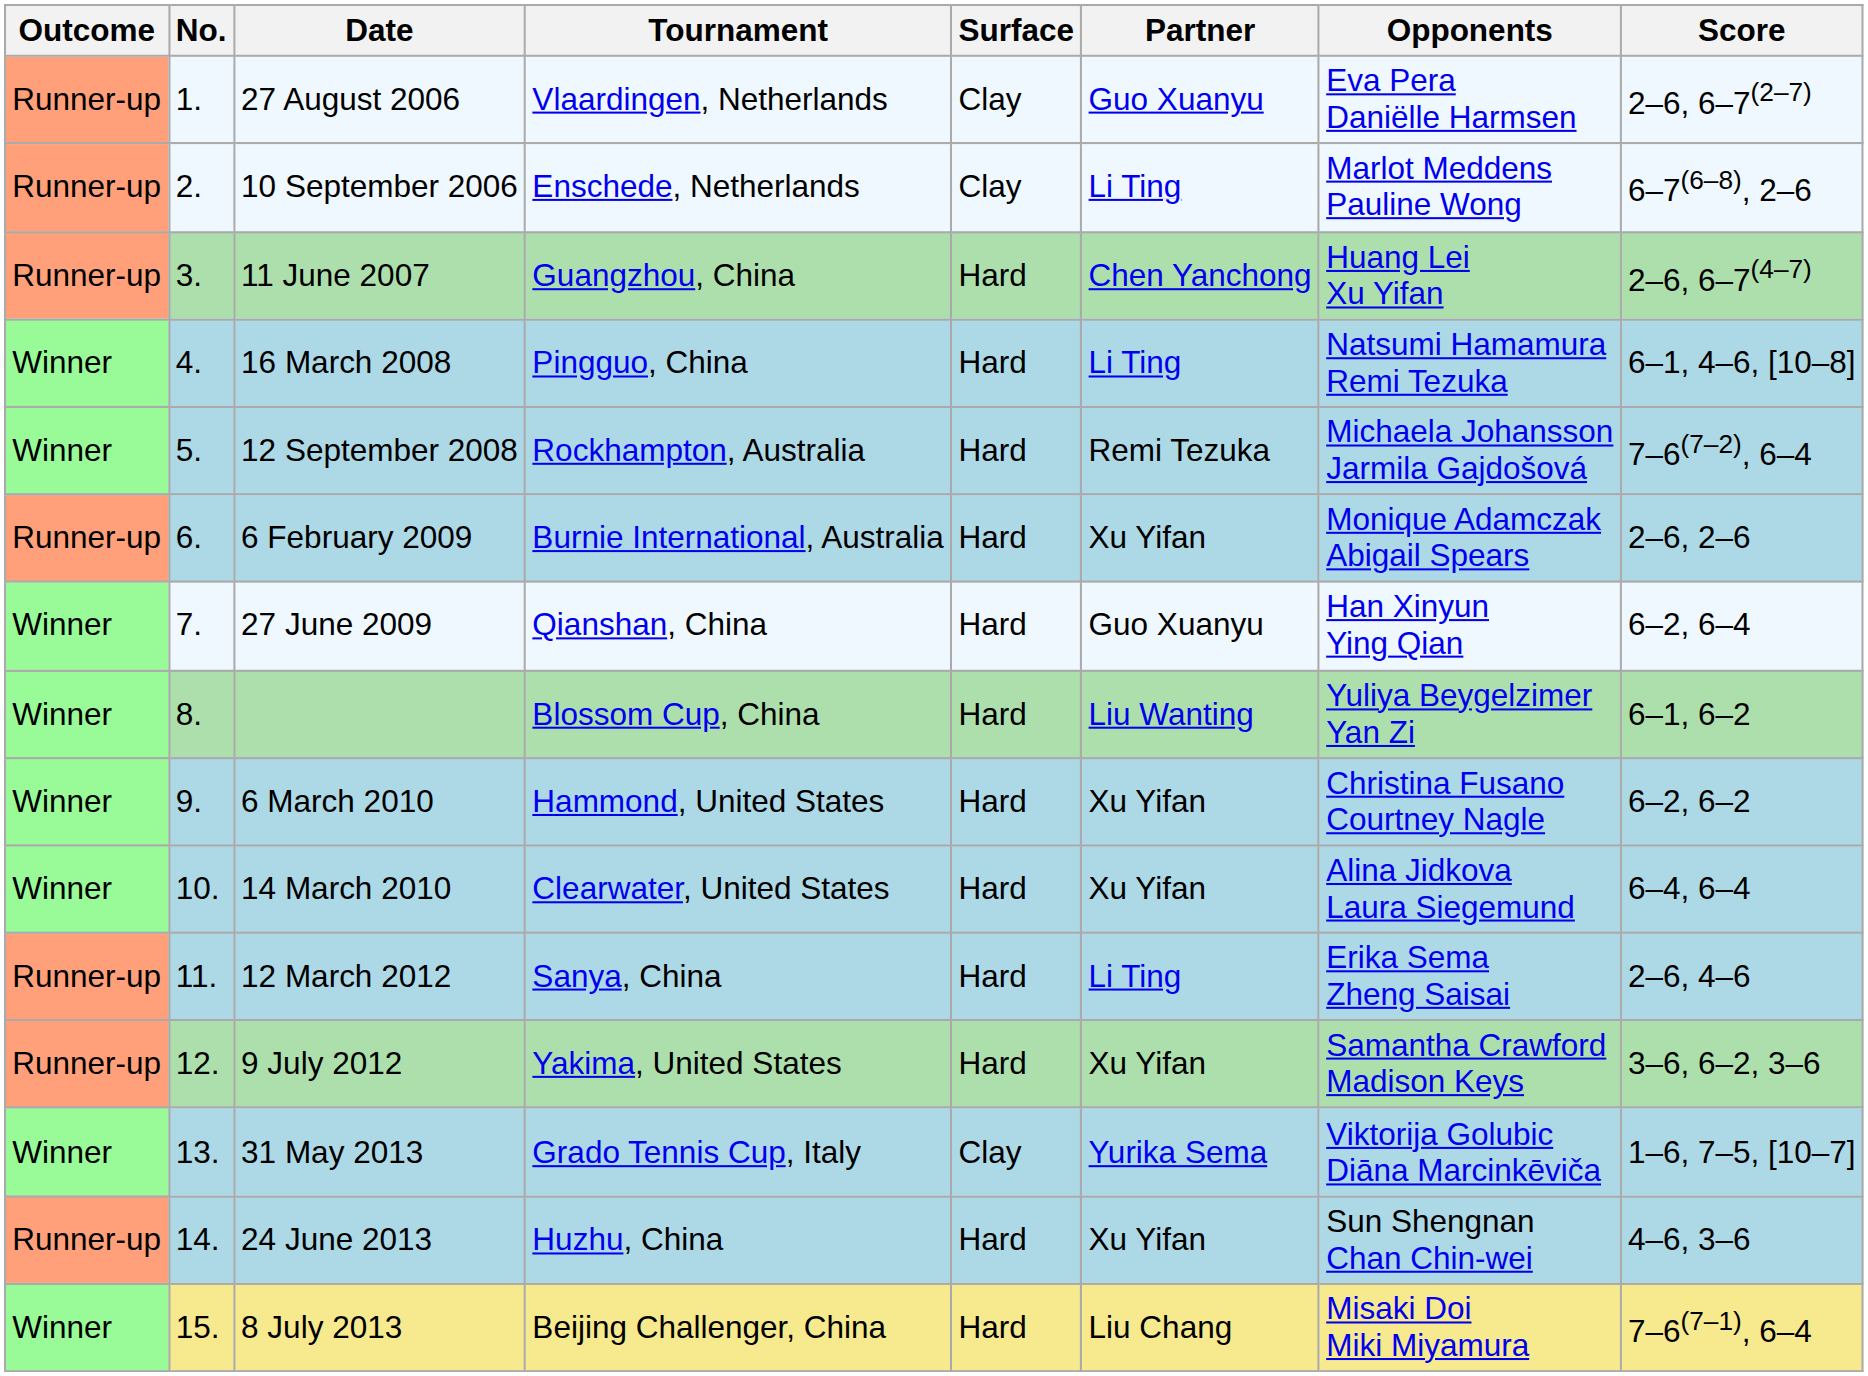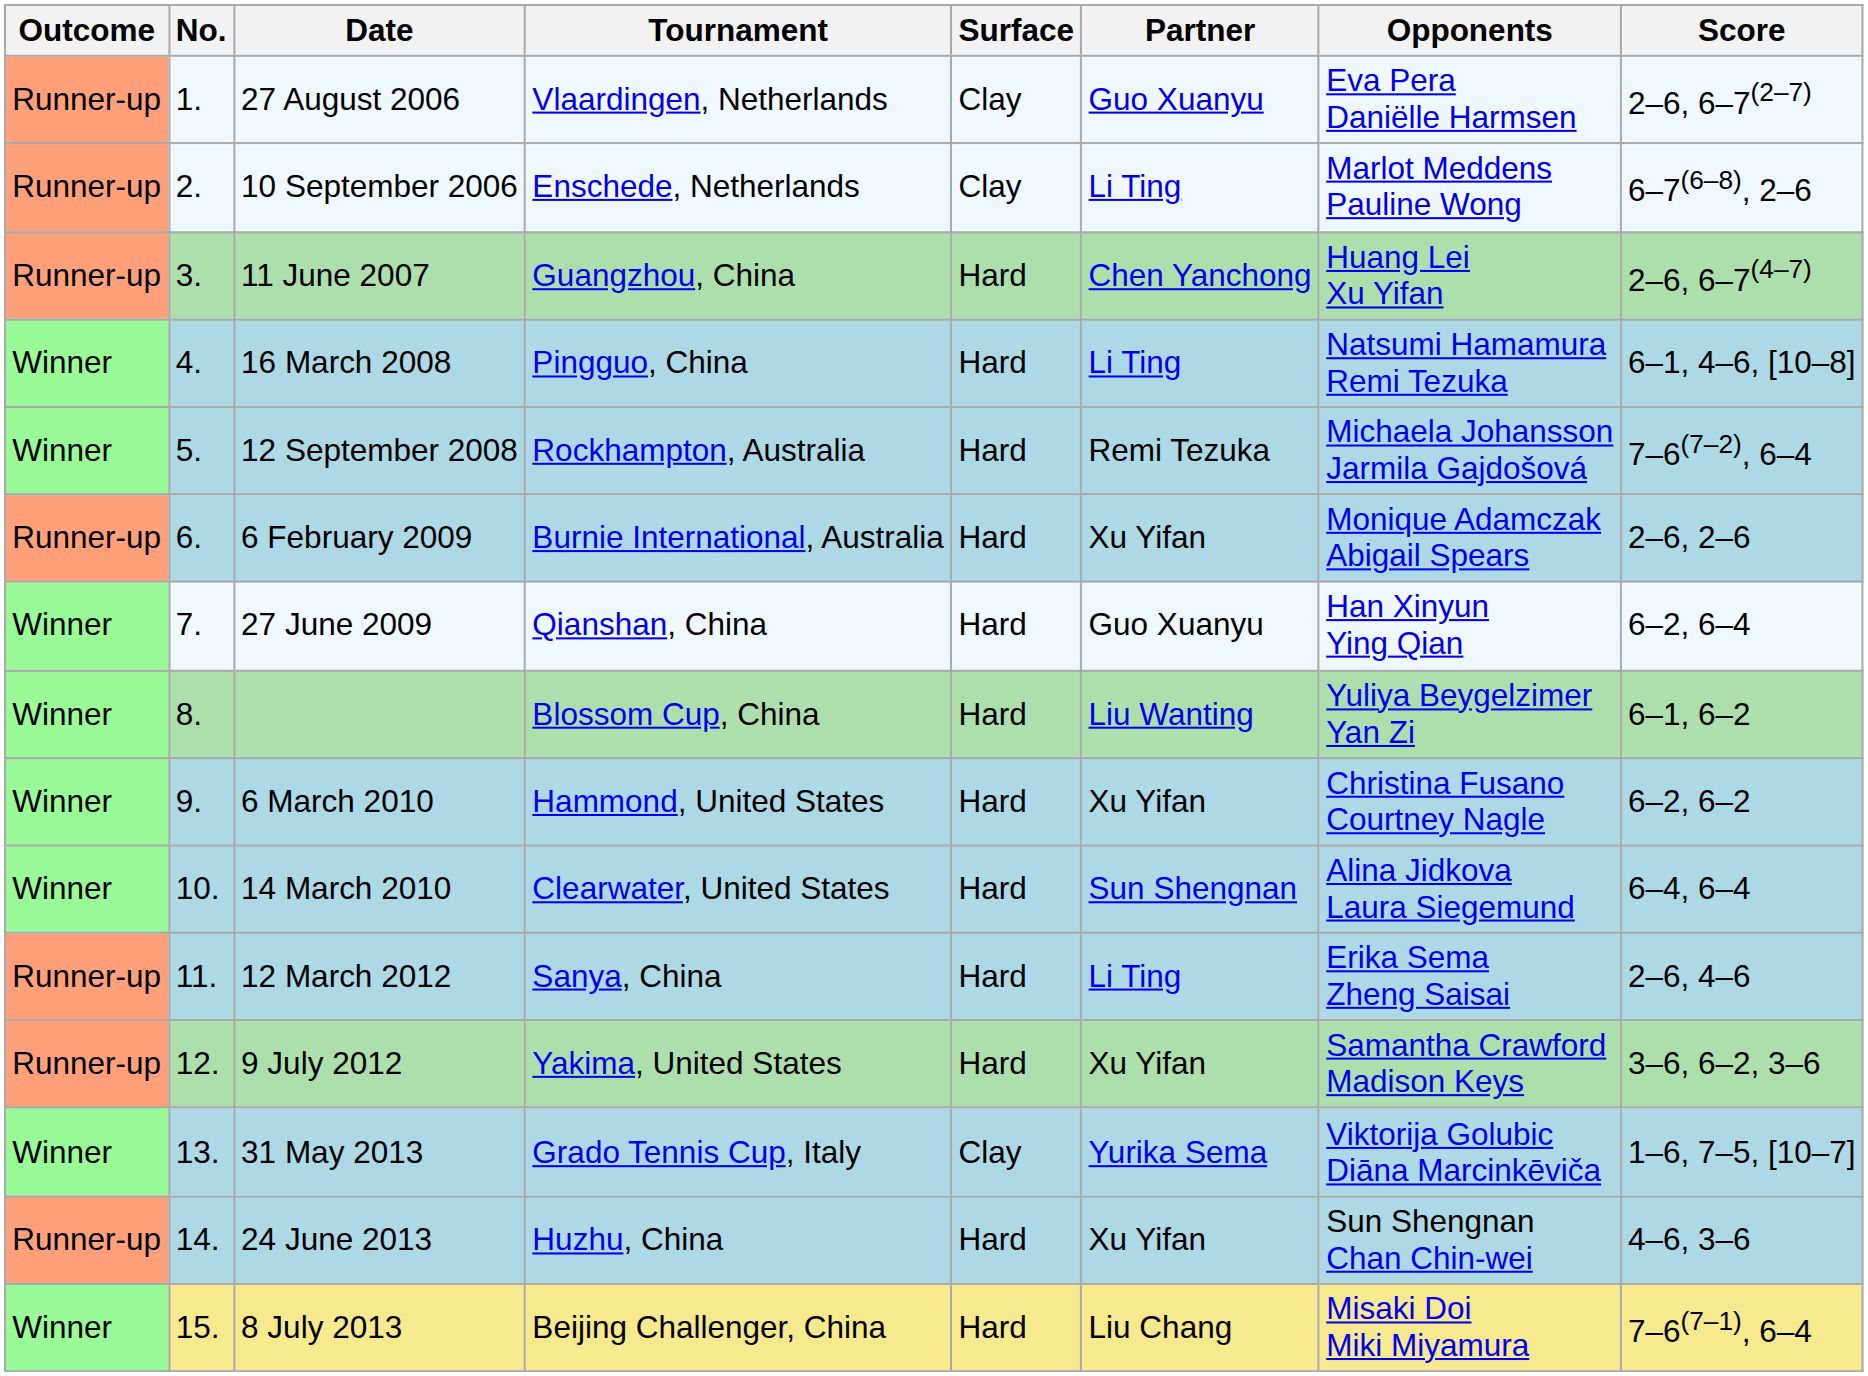(1147, 888) Xu Yifan -> (1193, 888) Sun Shengnan
